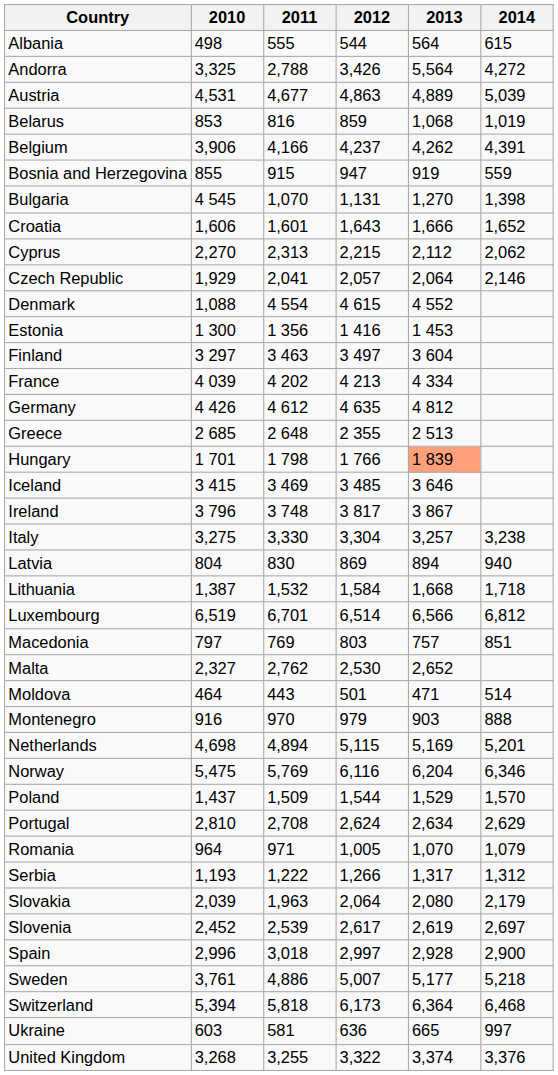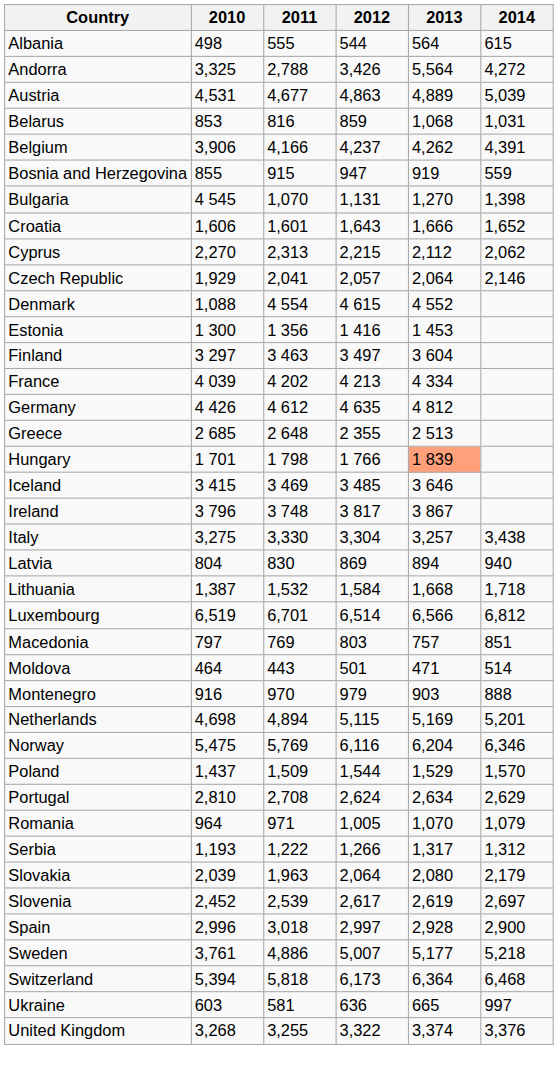(505, 122) 1,019 -> (505, 122) 1,031
(505, 537) 3,238 -> (505, 537) 3,438
- row: (28, 667)
